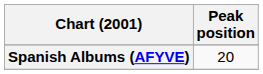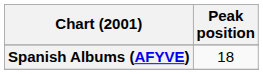(226, 57) 20 -> (226, 57) 18
